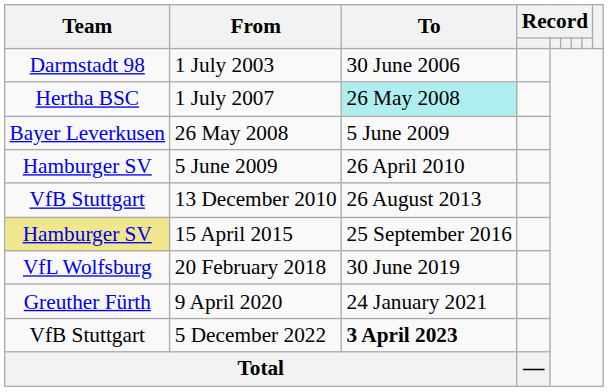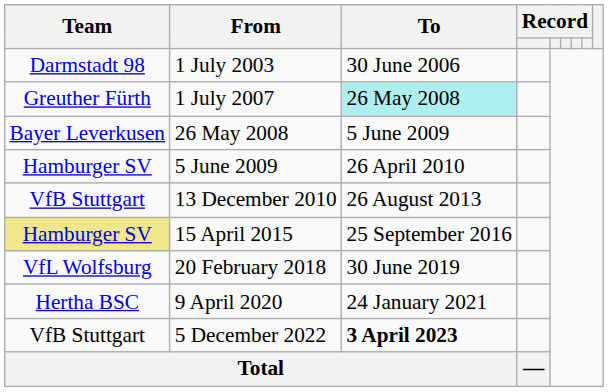(87, 98) Hertha BSC -> (87, 98) Greuther Fürth
(87, 301) Greuther Fürth -> (87, 301) Hertha BSC
